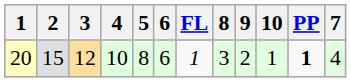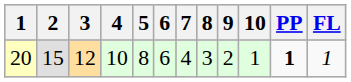columns swapped: (335, 22) <-> (194, 22)
